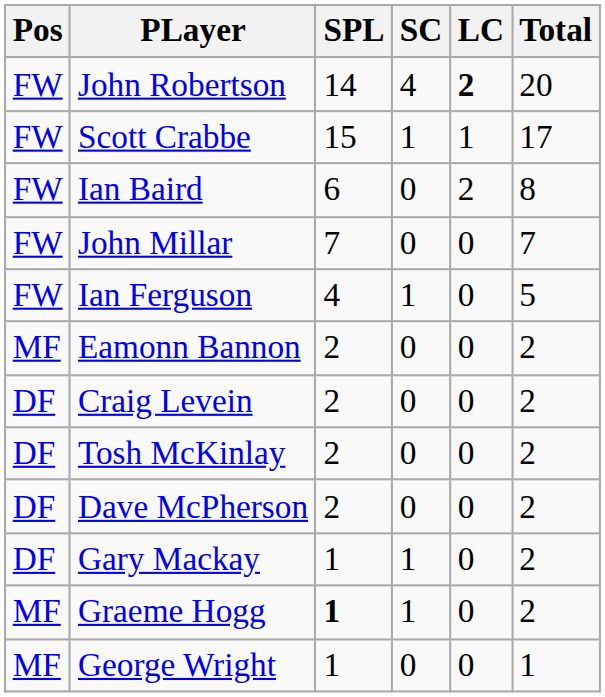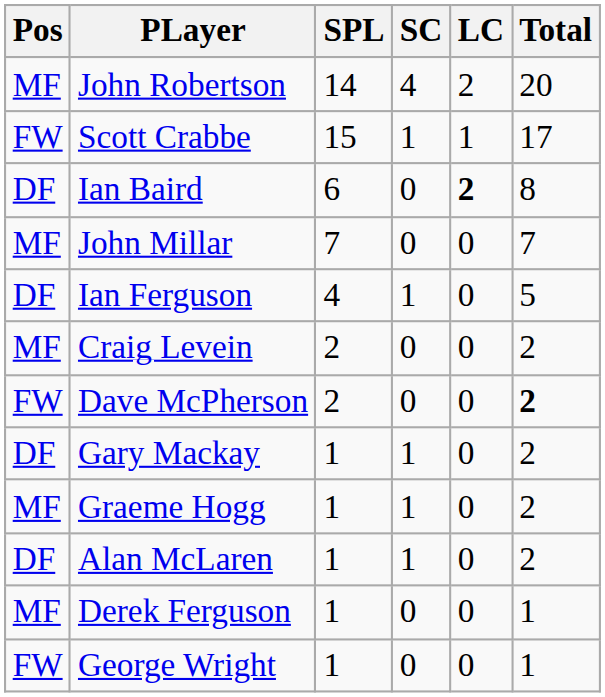(38, 83) FW -> (37, 83) MF
(466, 83) bold -> (466, 83) normal
(38, 189) FW -> (34, 189) DF
(466, 189) normal -> (466, 189) bold
(38, 242) FW -> (37, 242) MF
(38, 294) FW -> (34, 294) DF
- row: (189, 347)
(34, 400) DF -> (37, 347) MF
- row: (182, 453)
(34, 505) DF -> (38, 400) FW
(528, 505) normal -> (528, 400) bold
(332, 611) bold -> (332, 505) normal
+ row: (175, 558)
+ row: (184, 611)
(37, 664) MF -> (38, 664) FW
